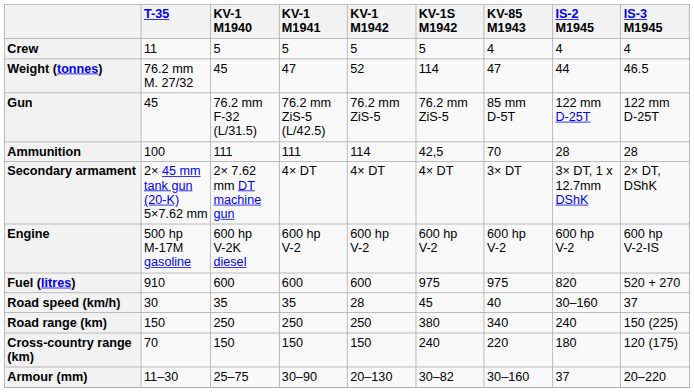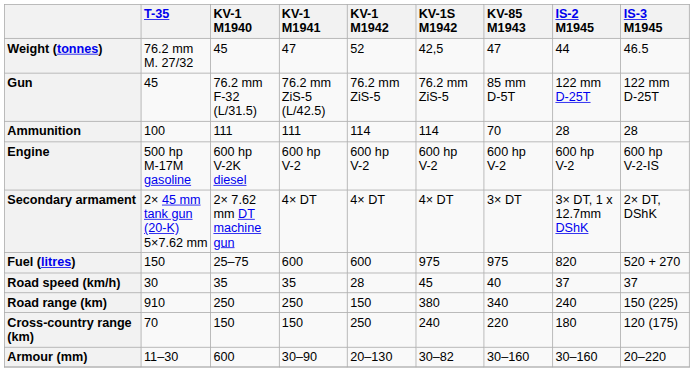- row: (23, 48)
(429, 68) 114 -> (431, 48) 42,5
(431, 151) 42,5 -> (429, 131) 114
rows swapped: (72, 171) <-> (28, 234)
(155, 282) 910 -> (155, 262) 150
(224, 282) 600 -> (231, 262) 25–75
(577, 302) 30–160 -> (562, 282) 37
(155, 322) 150 -> (155, 302) 910
(361, 322) 250 -> (361, 302) 150
(361, 342) 150 -> (361, 322) 250
(231, 377) 25–75 -> (224, 357) 600
(562, 377) 37 -> (577, 357) 30–160
